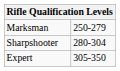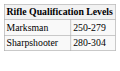- row: (20, 58)
